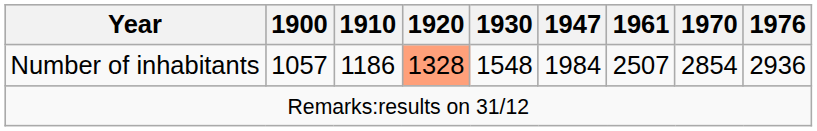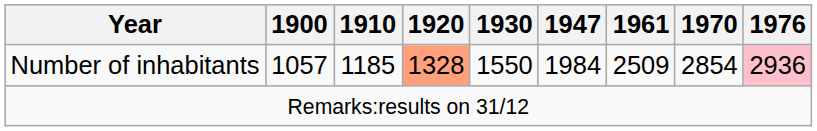(368, 65) 1186 -> (368, 65) 1185
(504, 65) 1548 -> (504, 65) 1550
(641, 65) 2507 -> (641, 65) 2509
(778, 65) no background -> (778, 65) pink background
